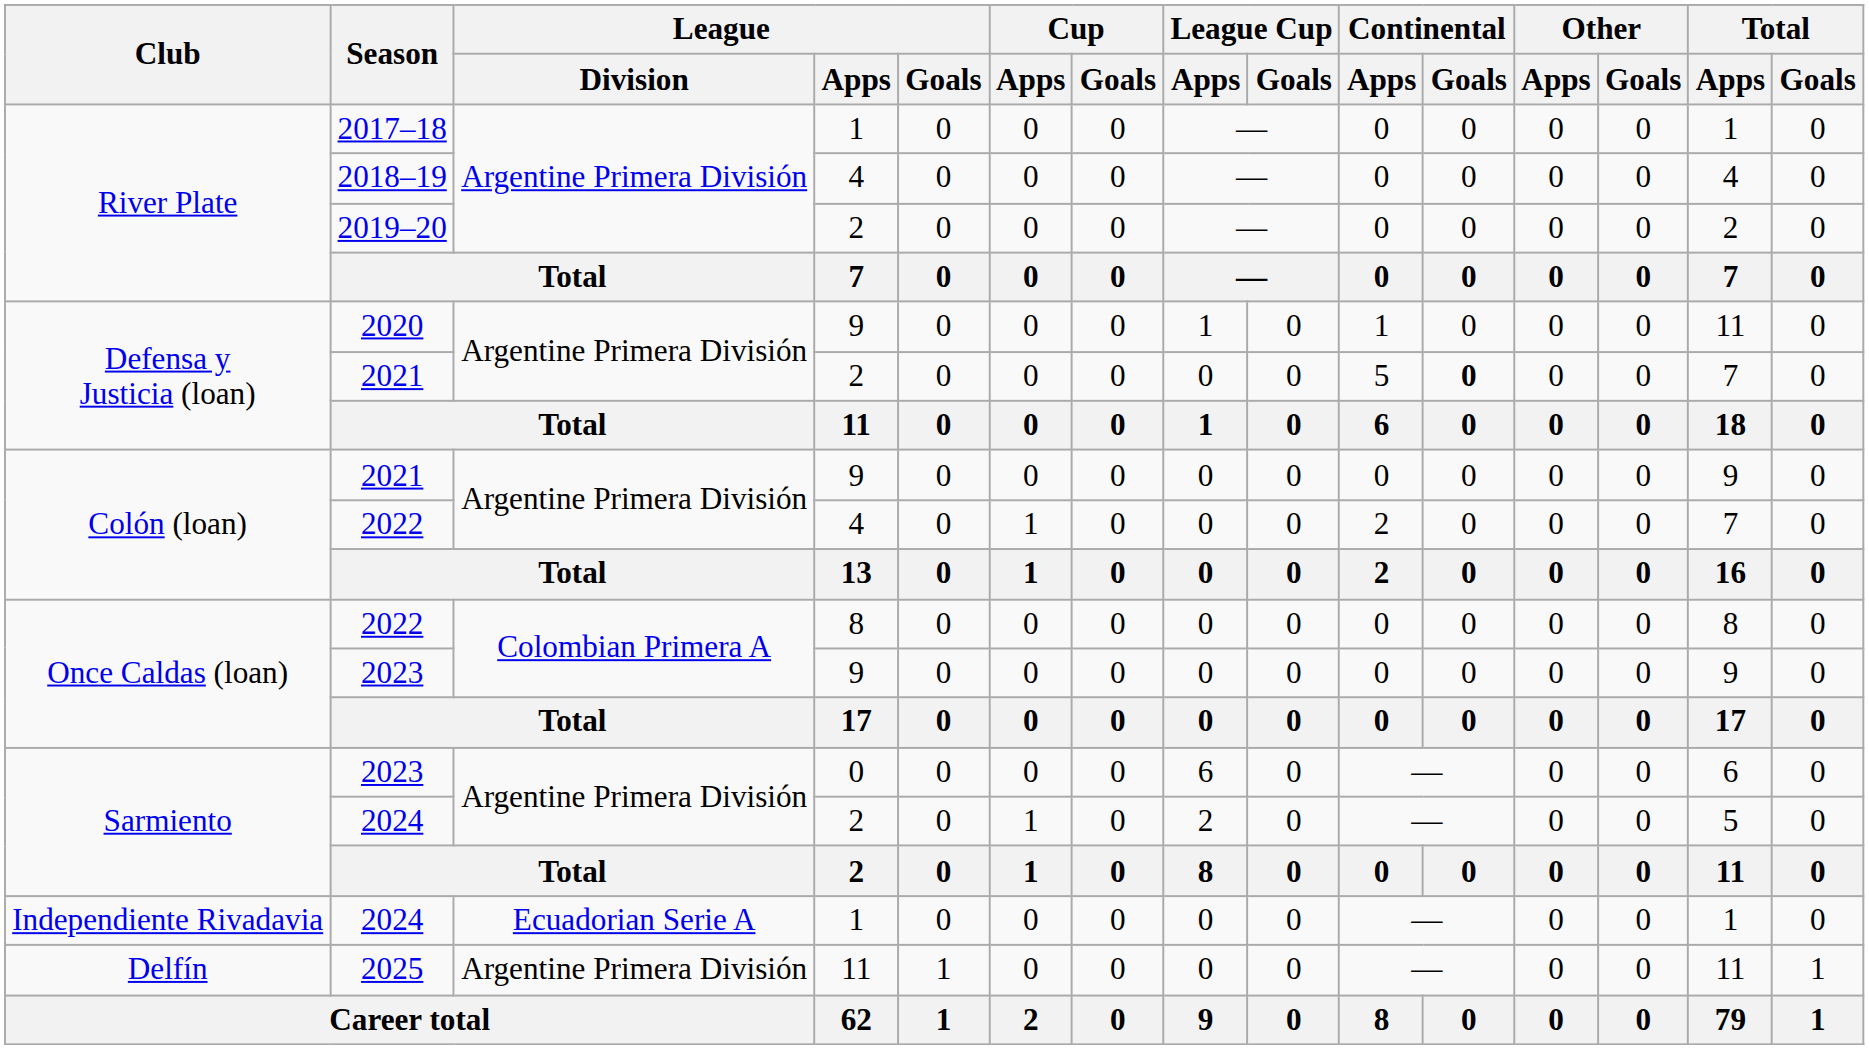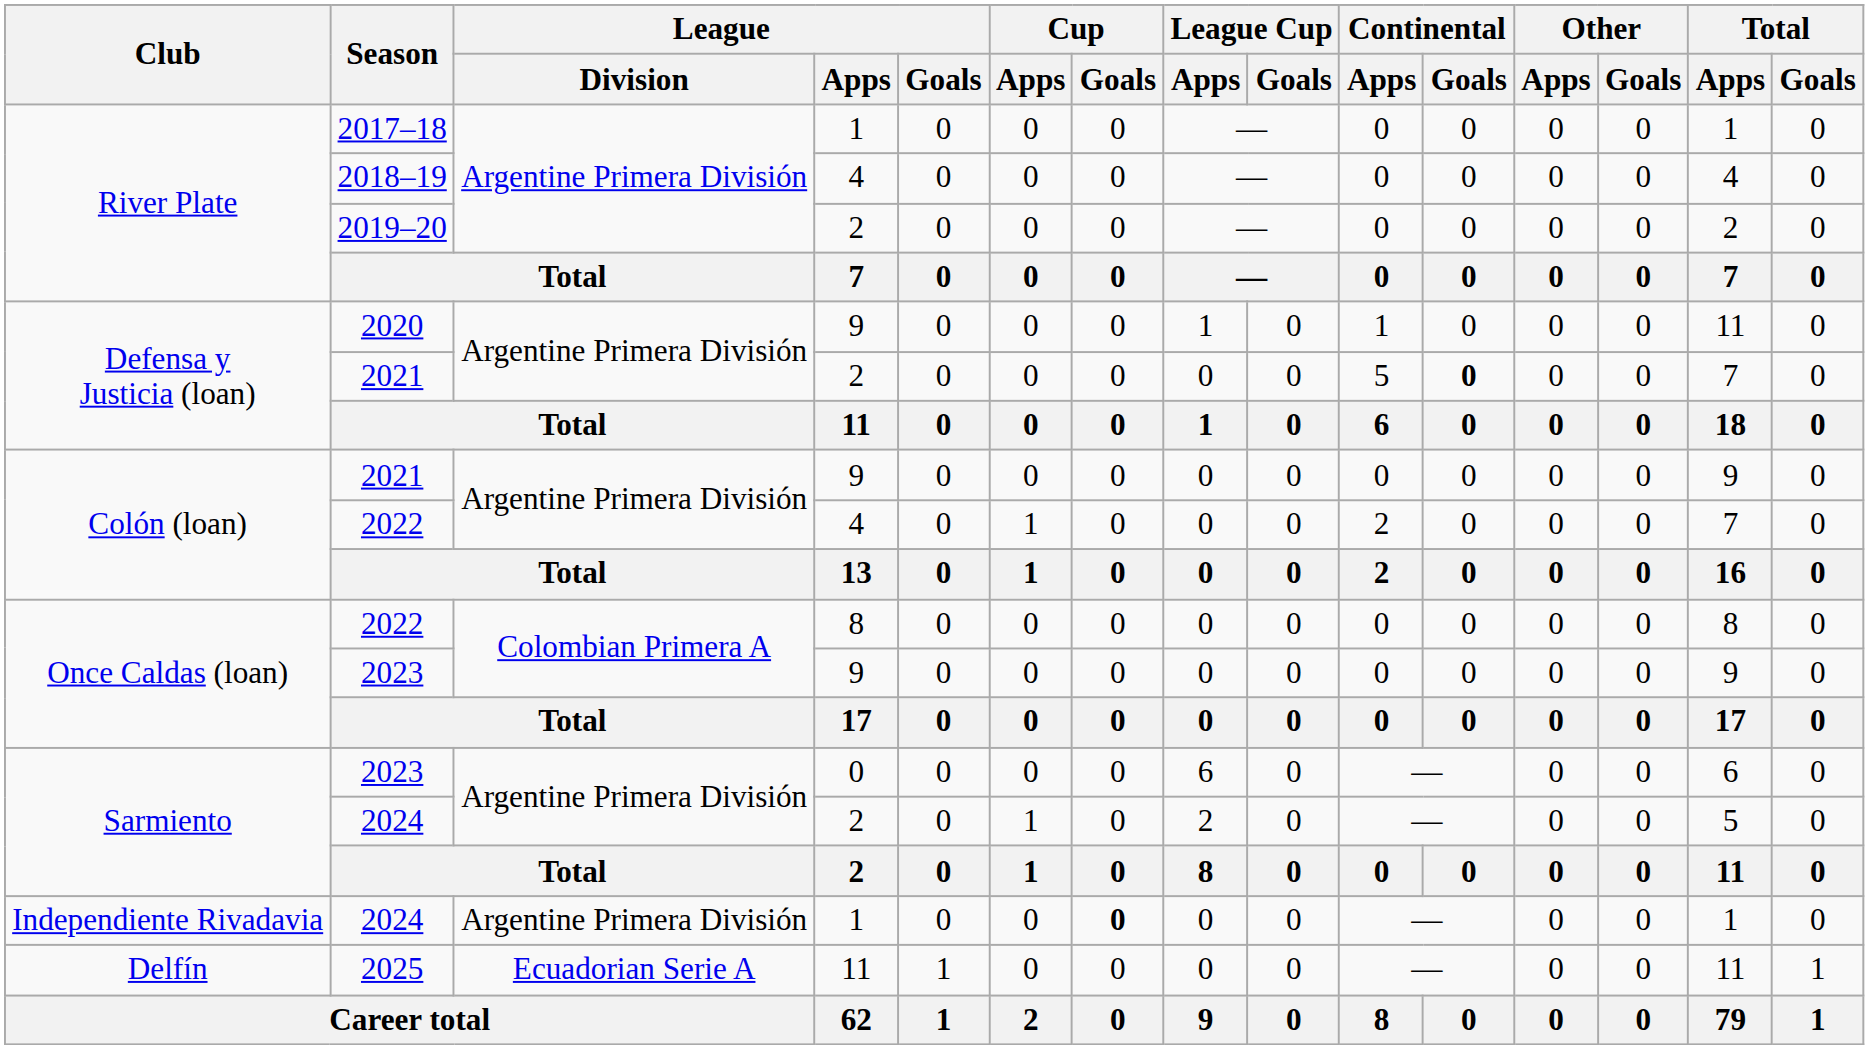(634, 919) Ecuadorian Serie A -> (634, 919) Argentine Primera División
(1118, 919) normal -> (1118, 919) bold
(634, 969) Argentine Primera División -> (634, 969) Ecuadorian Serie A
